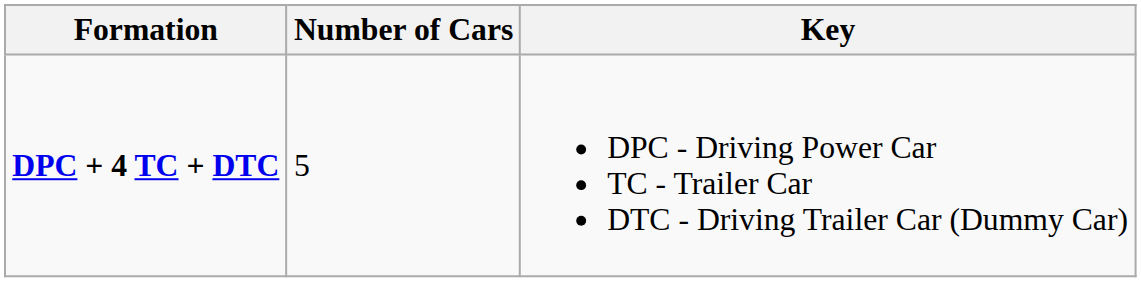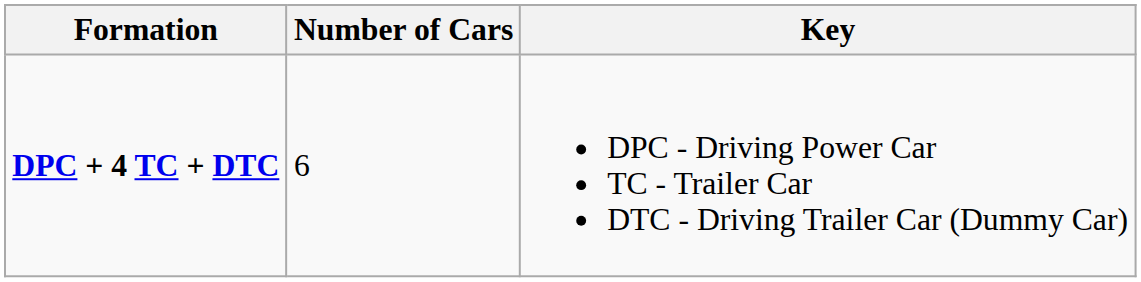(302, 165) 5 -> (302, 165) 6
